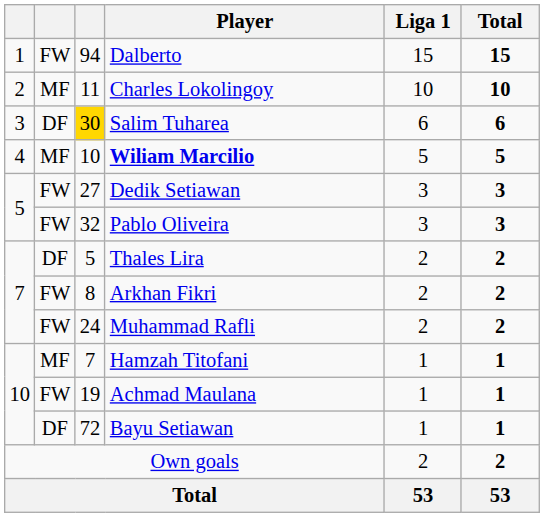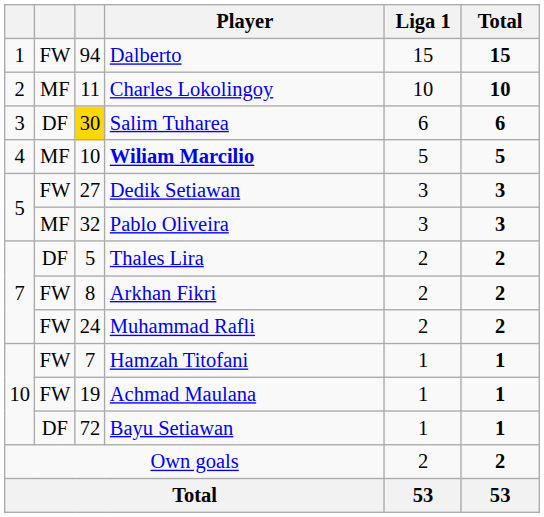(55, 224) FW -> (55, 224) MF
(55, 359) MF -> (55, 359) FW
